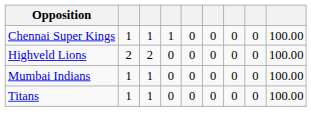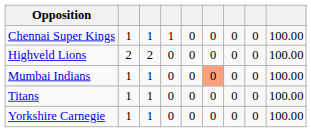(213, 76) no background -> (213, 76) lightsalmon background
+ row: (57, 116)
